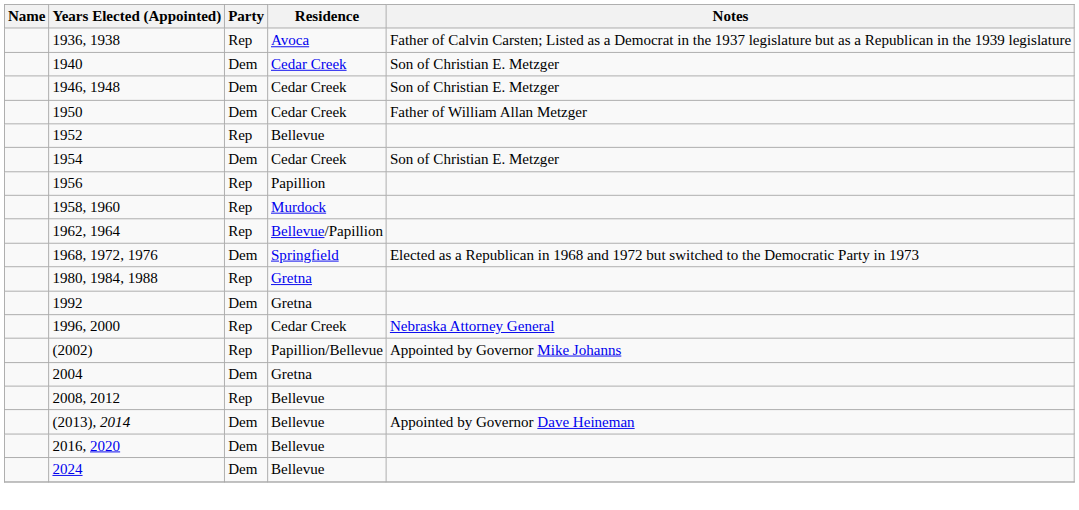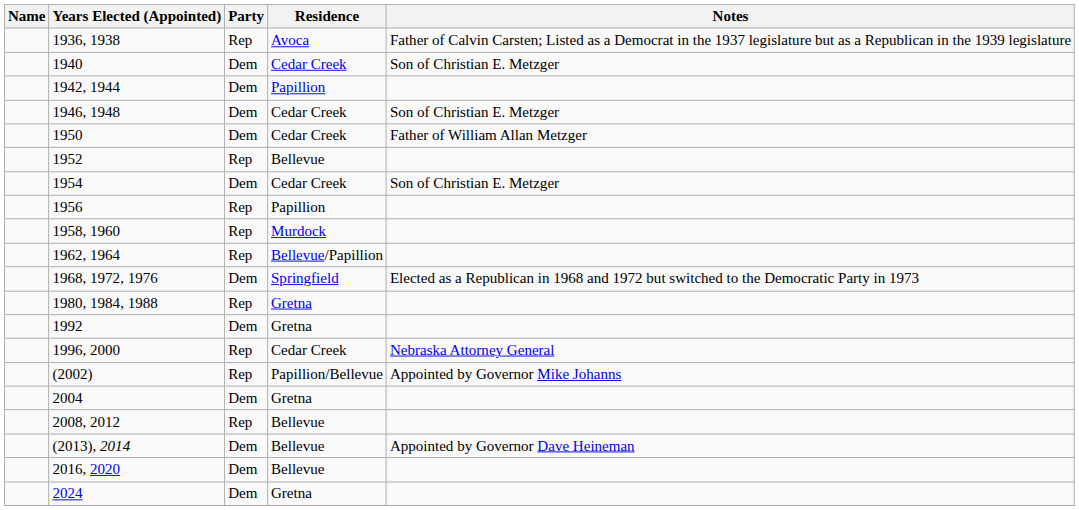+ row: (86, 87)
(298, 469) Bellevue -> (291, 493) Gretna
